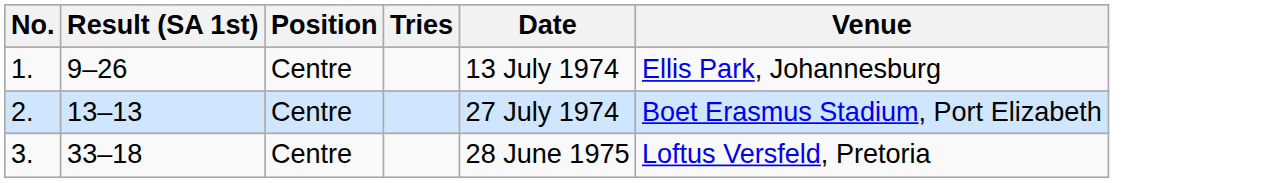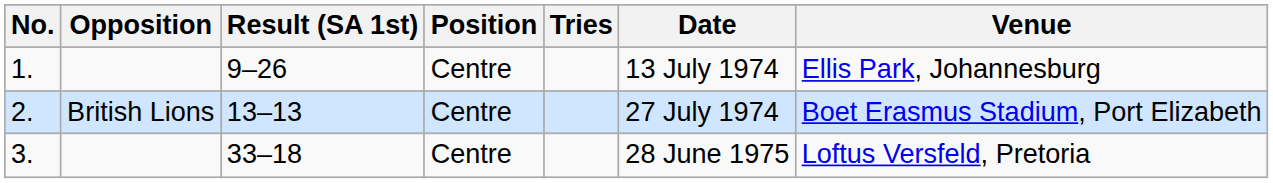+ column: (141, 25)
